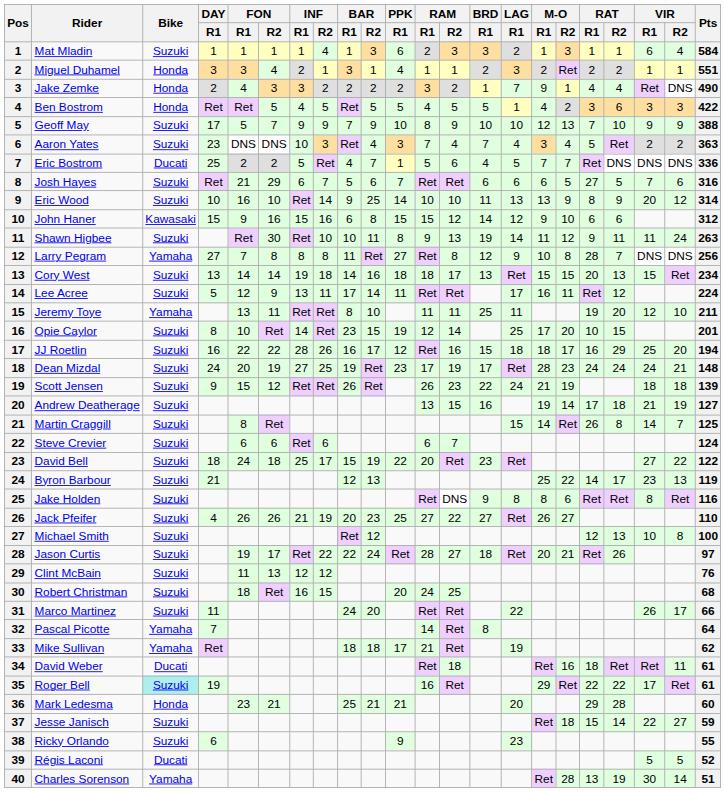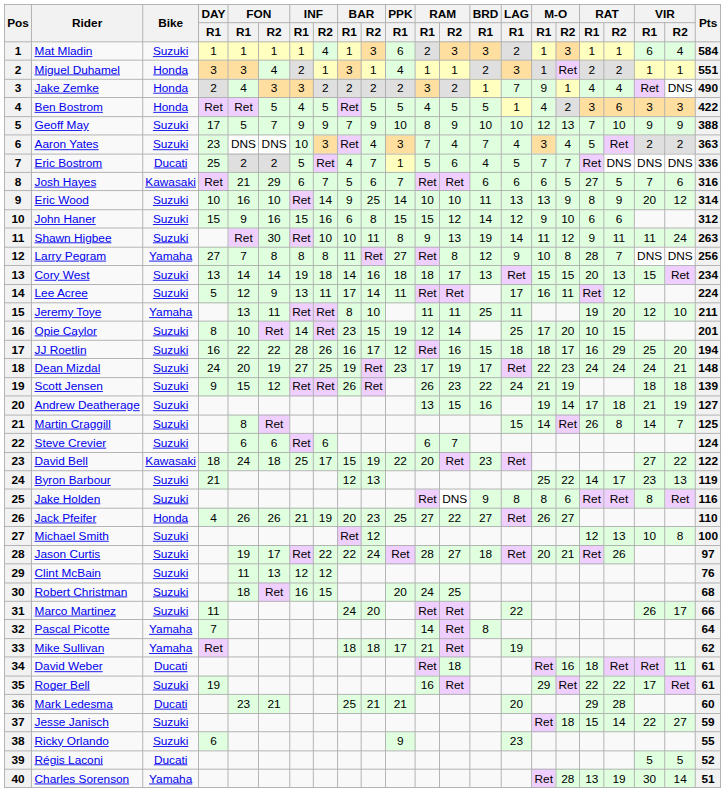(544, 69) 2 -> (544, 69) 1
(171, 181) Suzuki -> (171, 181) Kawasaki
(171, 219) Kawasaki -> (171, 219) Suzuki
(544, 368) 28 -> (544, 368) 22
(171, 461) Suzuki -> (171, 461) Kawasaki
(171, 517) Suzuki -> (171, 517) Honda
(171, 685) paleturquoise background -> (171, 685) no background
(171, 703) Honda -> (171, 703) Ducati
